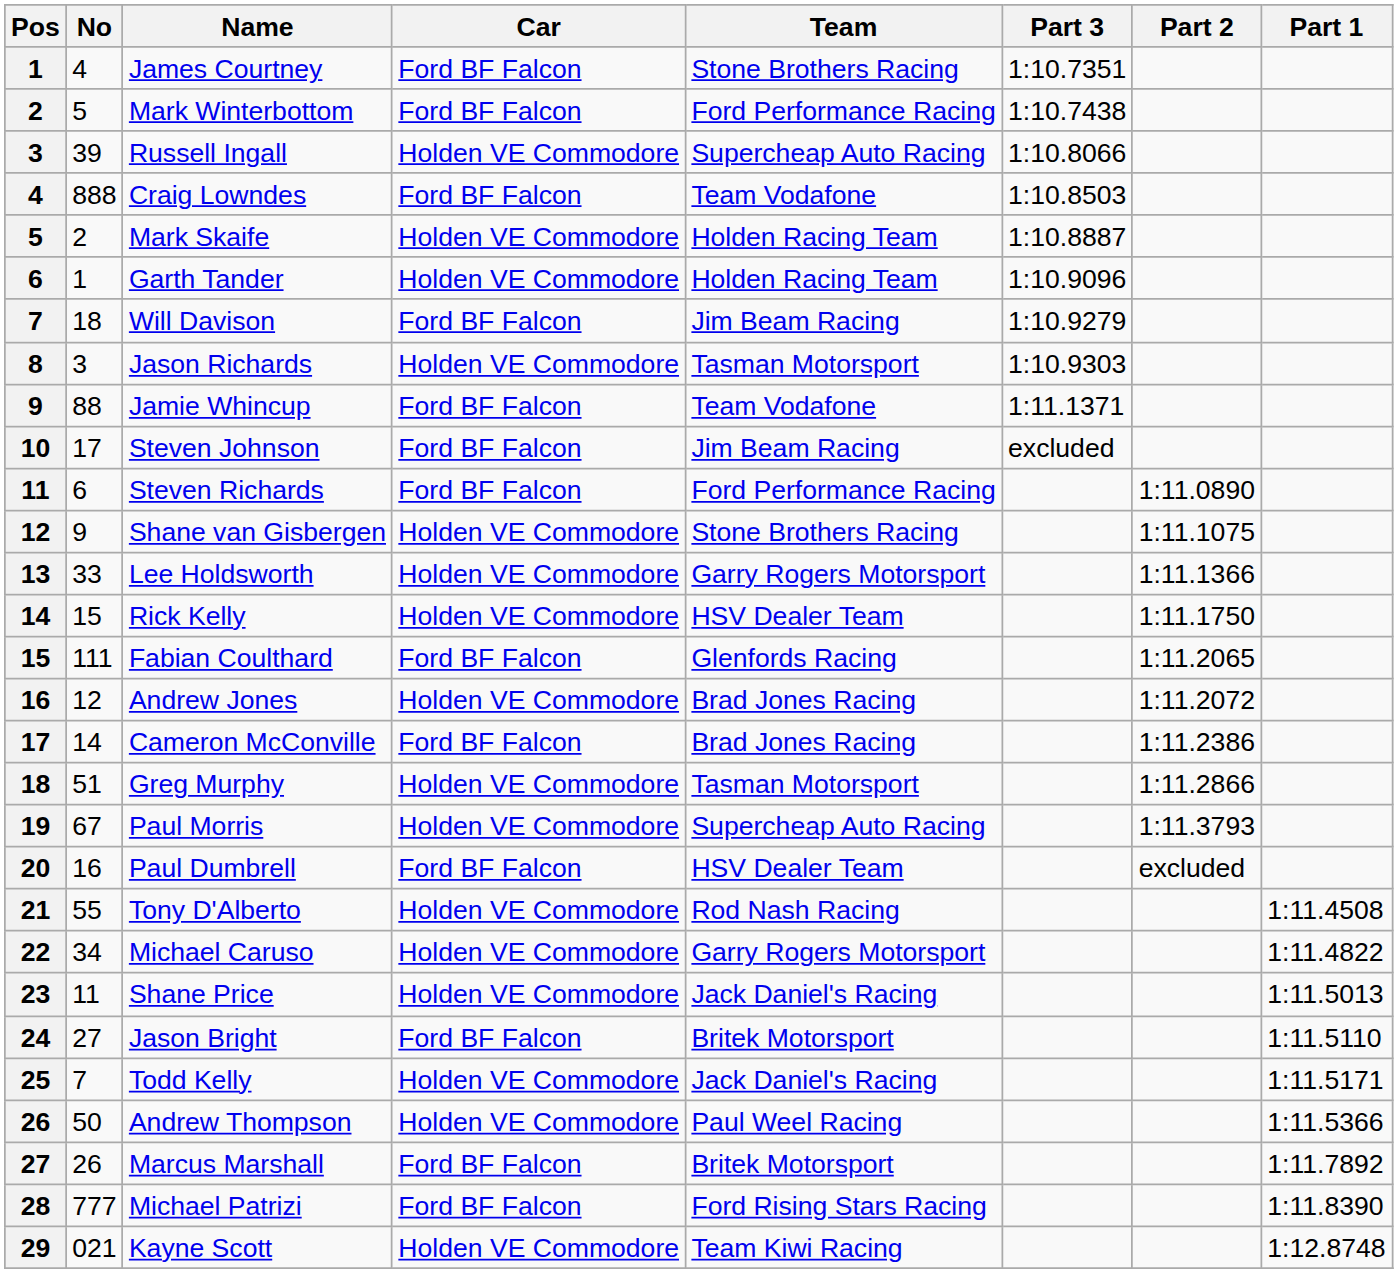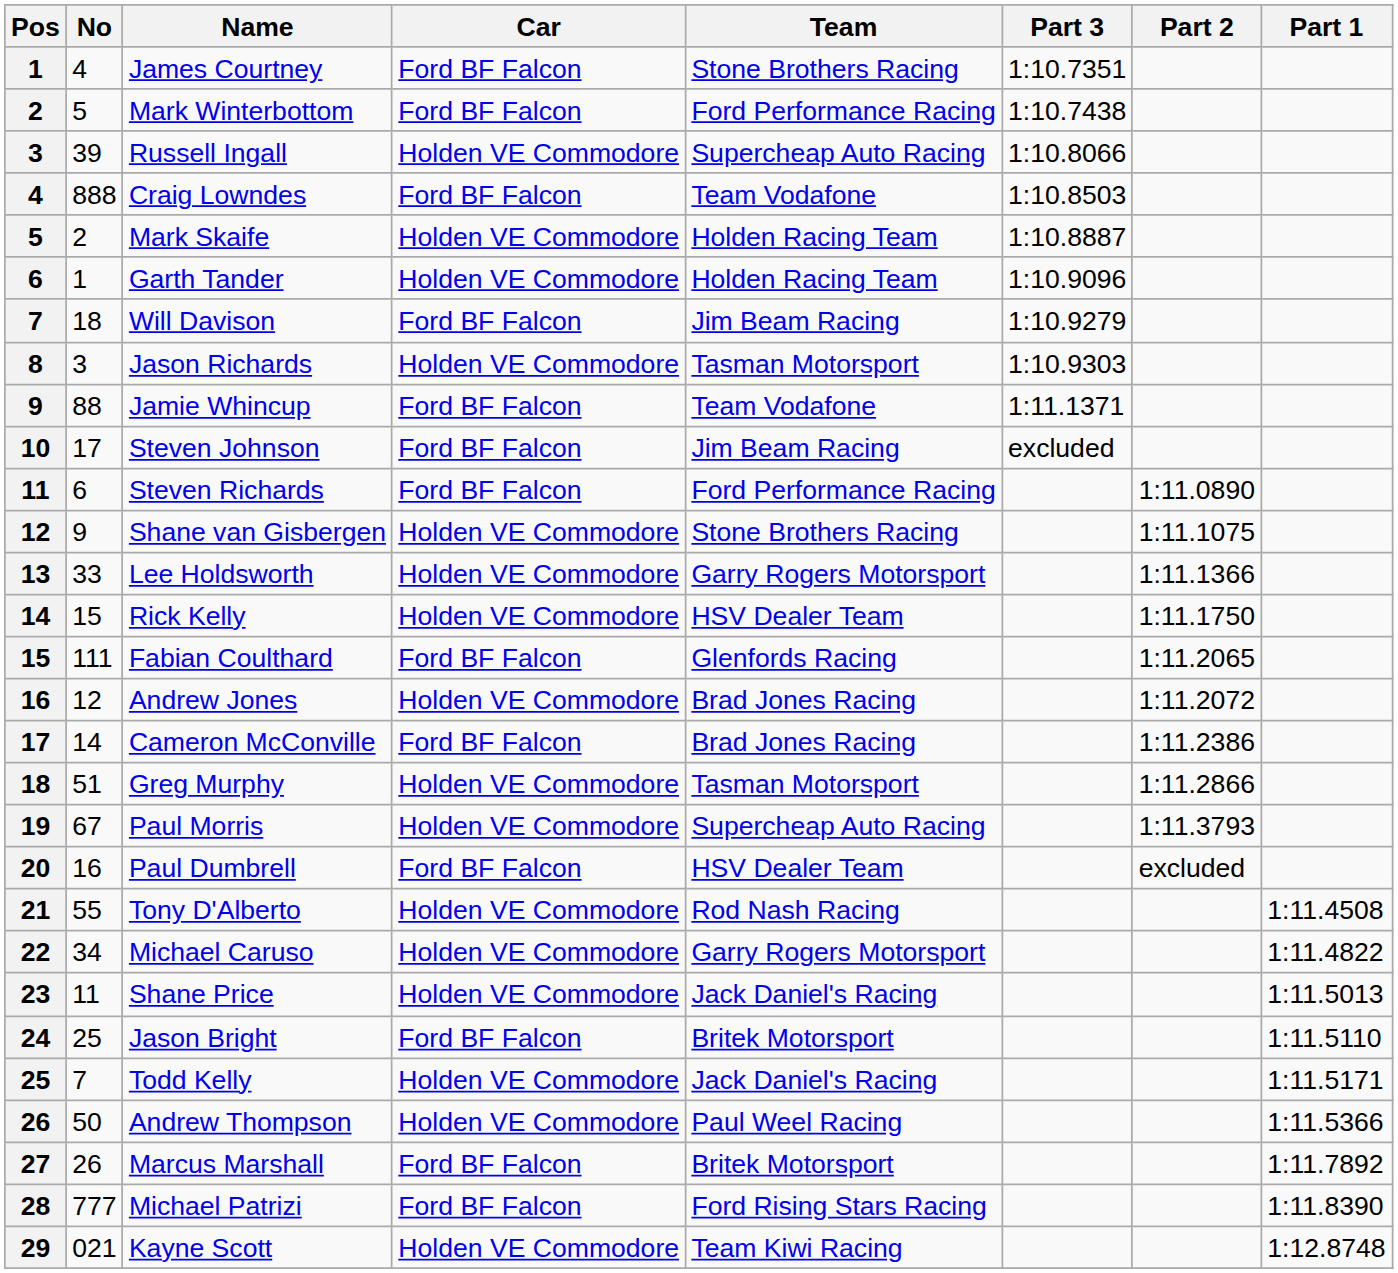(87, 1037) 27 -> (87, 1037) 25
